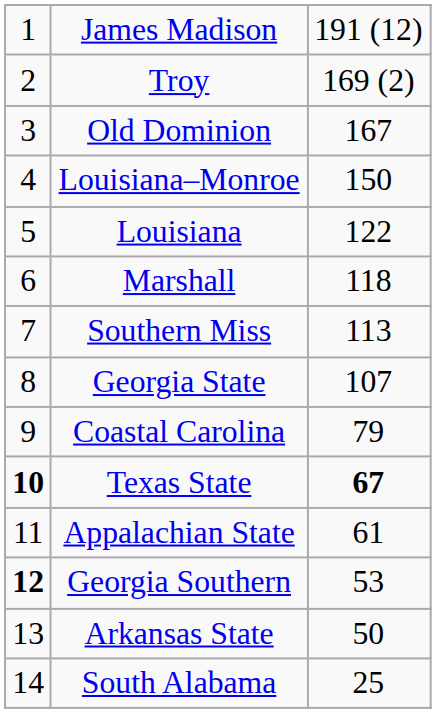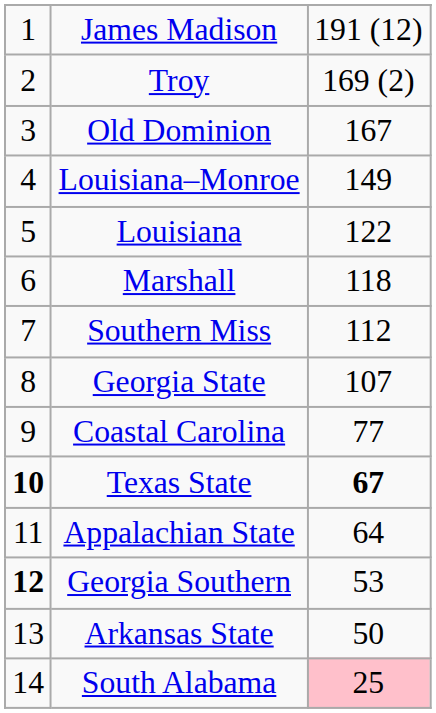(368, 180) 150 -> (368, 180) 149
(368, 331) 113 -> (368, 331) 112
(368, 431) 79 -> (368, 431) 77
(368, 532) 61 -> (368, 532) 64
(368, 682) no background -> (368, 682) pink background
